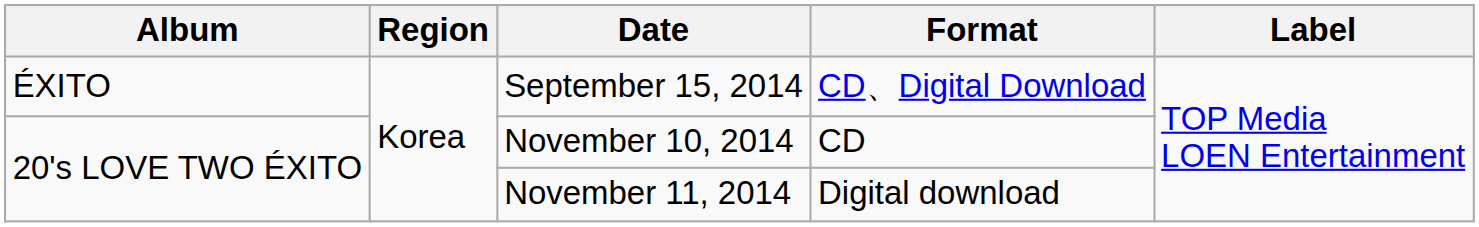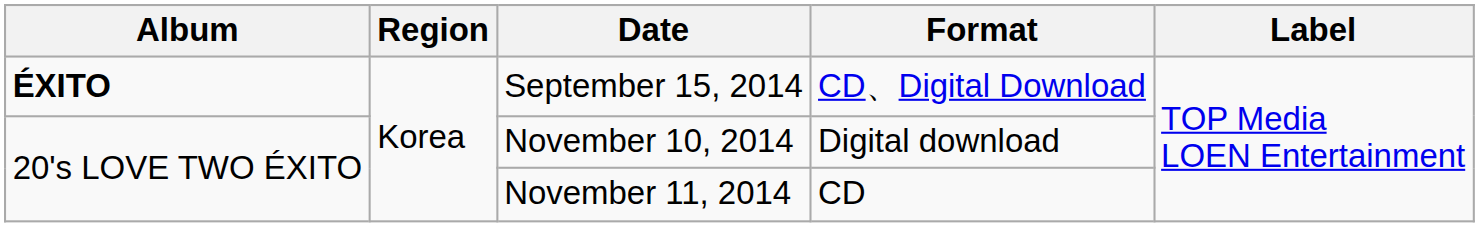(62, 85) normal -> (62, 85) bold
(842, 141) CD -> (939, 141) Digital download
(939, 193) Digital download -> (842, 193) CD
